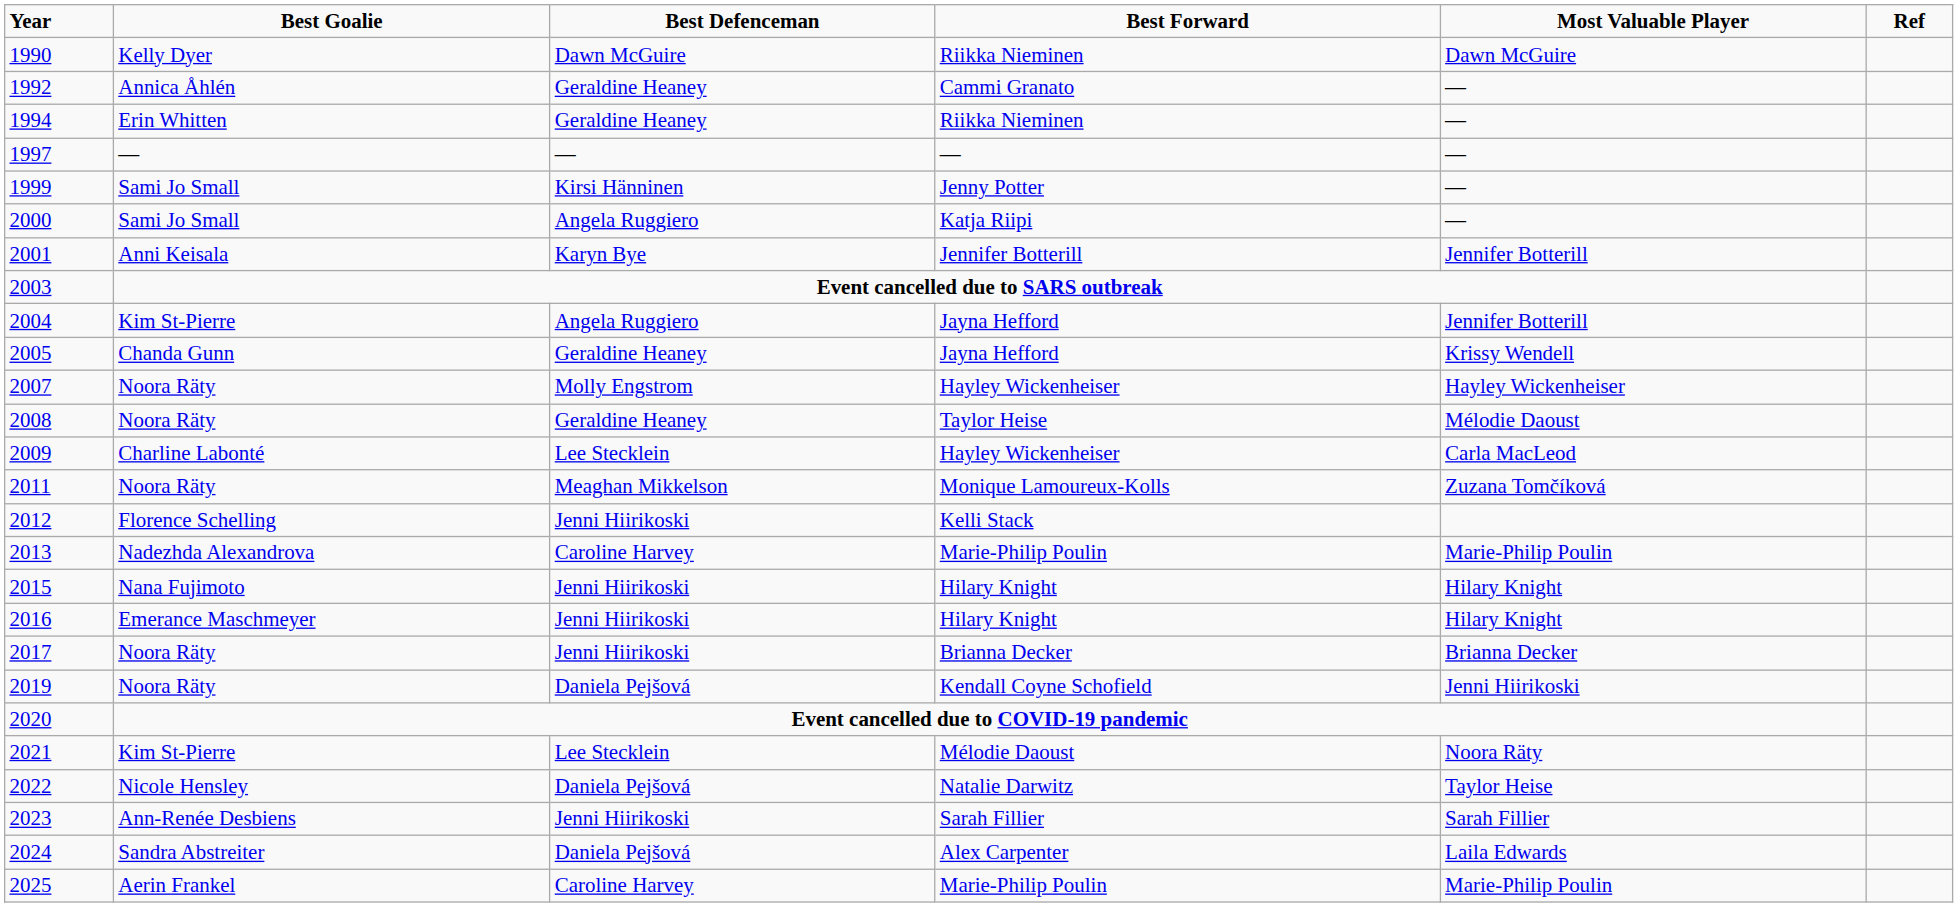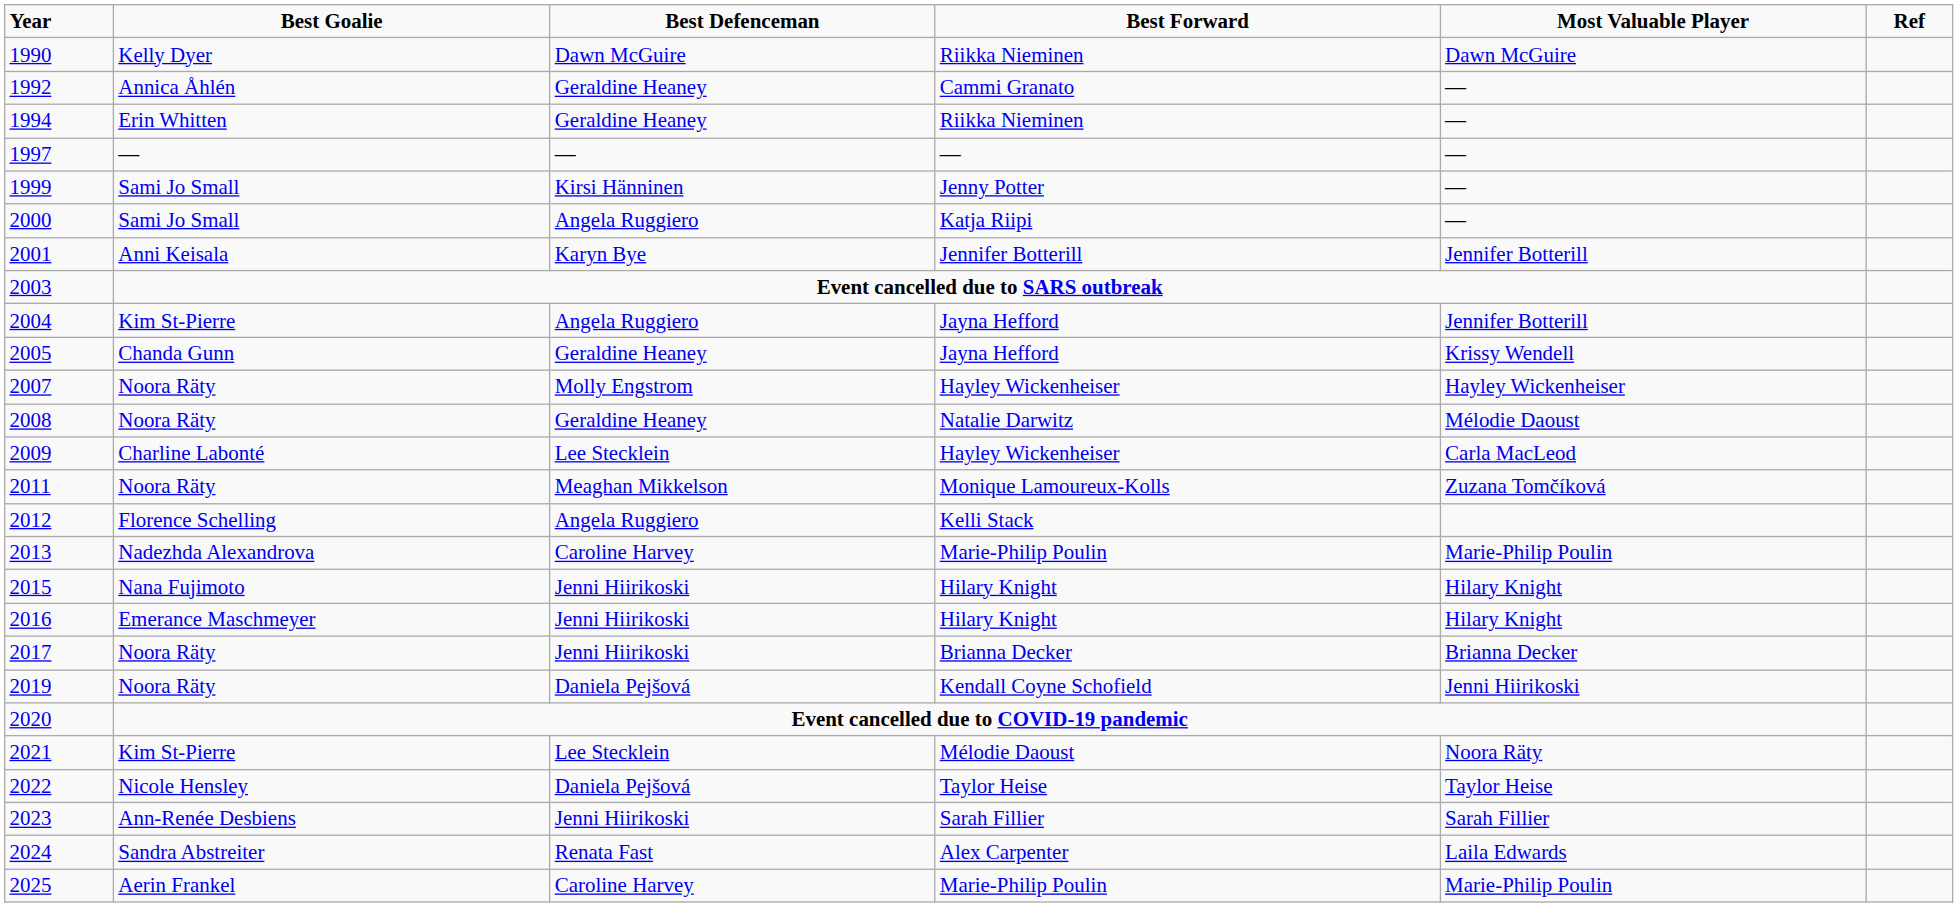(993, 420) Taylor Heise -> (1006, 420) Natalie Darwitz
(622, 519) Jenni Hiirikoski -> (627, 519) Angela Ruggiero
(1006, 785) Natalie Darwitz -> (993, 785) Taylor Heise
(623, 852) Daniela Pejšová -> (604, 852) Renata Fast
